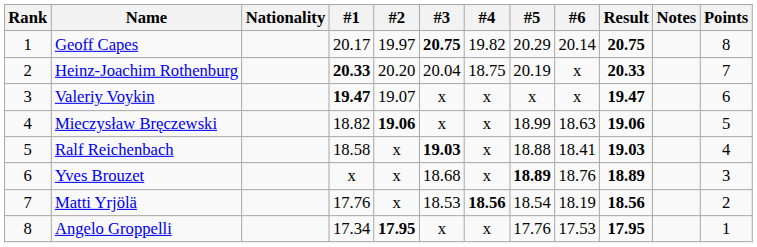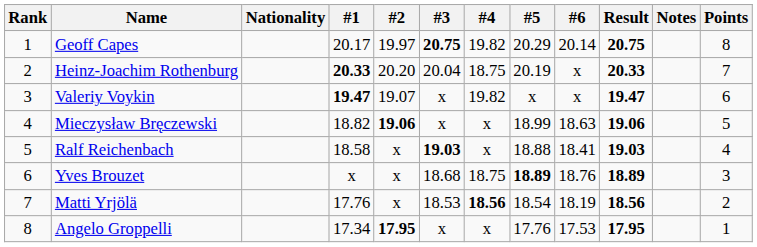(487, 96) x -> (487, 96) 19.82
(487, 176) x -> (487, 176) 18.75
